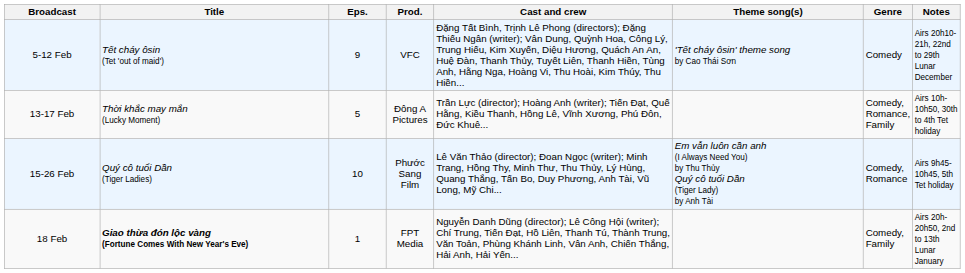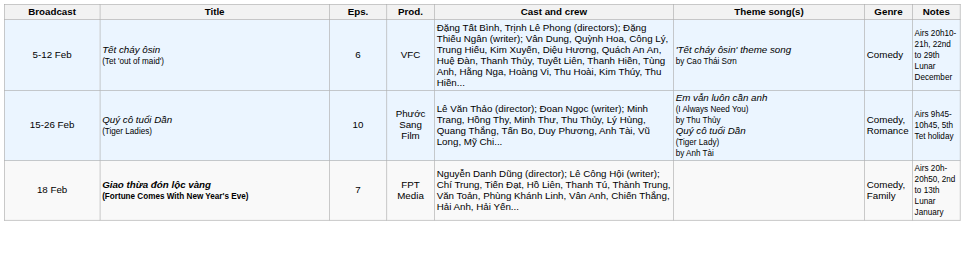(357, 55) 9 -> (358, 55) 6
- row: (52, 114)
(357, 238) 1 -> (358, 190) 7
